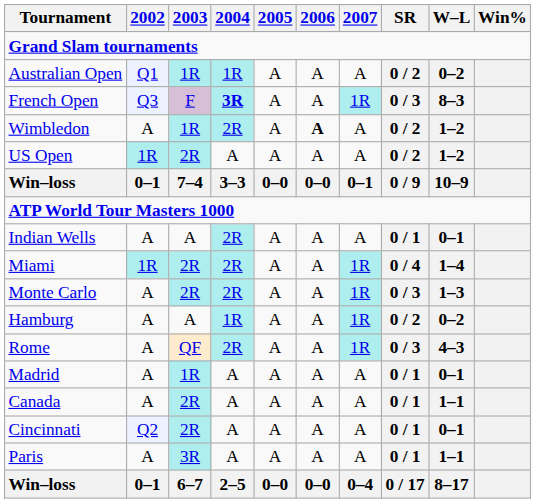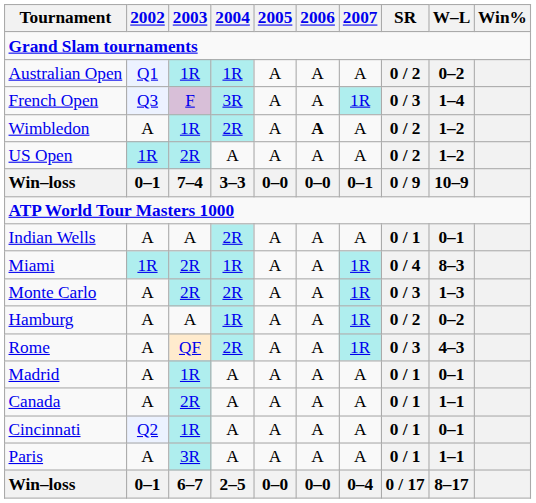(233, 100) bold -> (233, 100) normal
(451, 100) 8–3 -> (451, 100) 1–4
(233, 264) 2R -> (233, 264) 1R
(451, 264) 1–4 -> (451, 264) 8–3
(190, 429) 2R -> (190, 429) 1R
